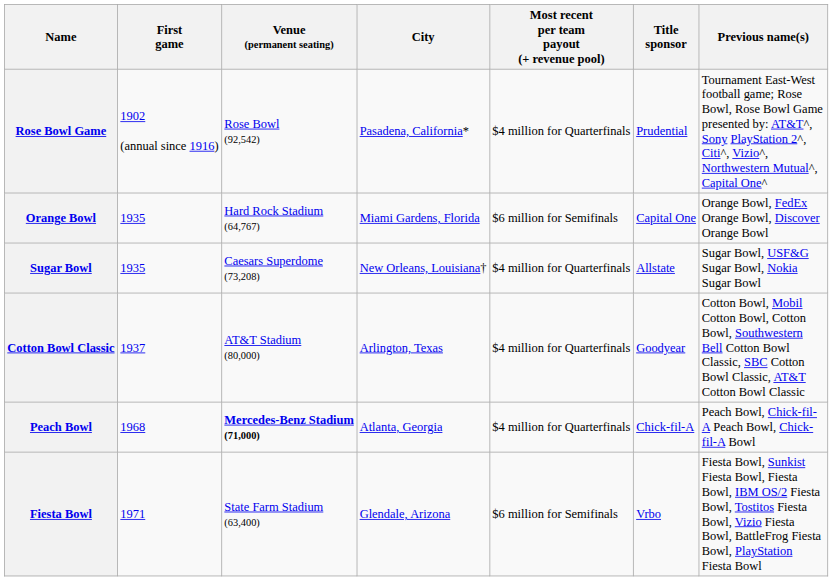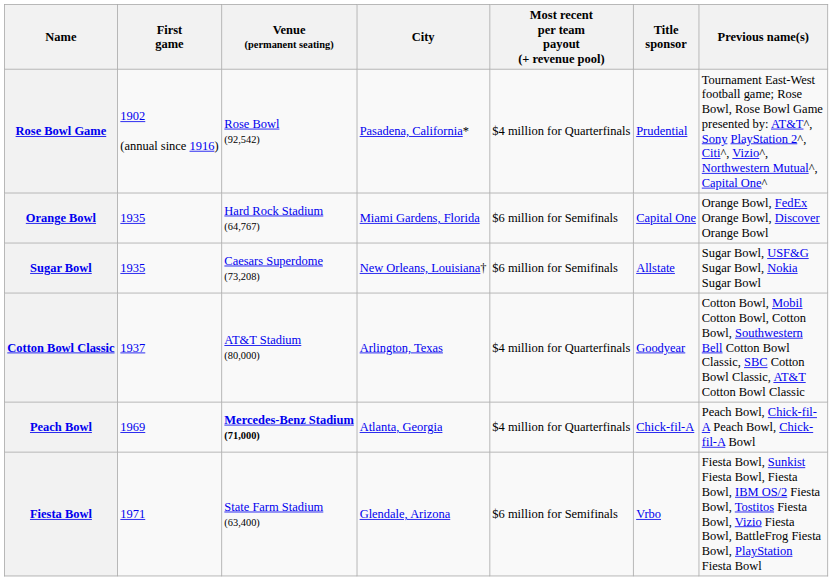(561, 268) $4 million for Quarterfinals -> (555, 268) $6 million for Semifinals
(133, 427) 1968 -> (133, 427) 1969
